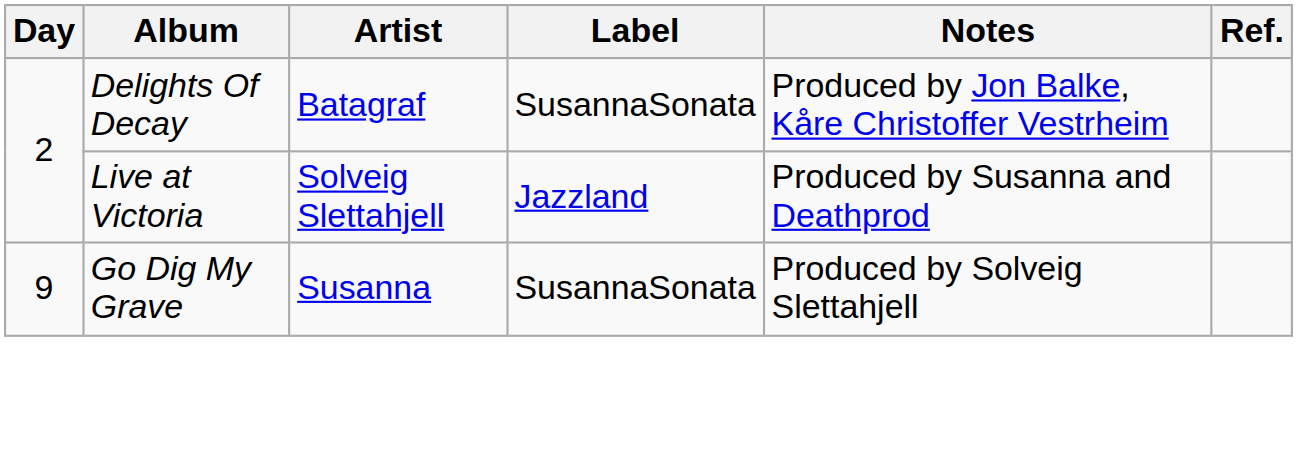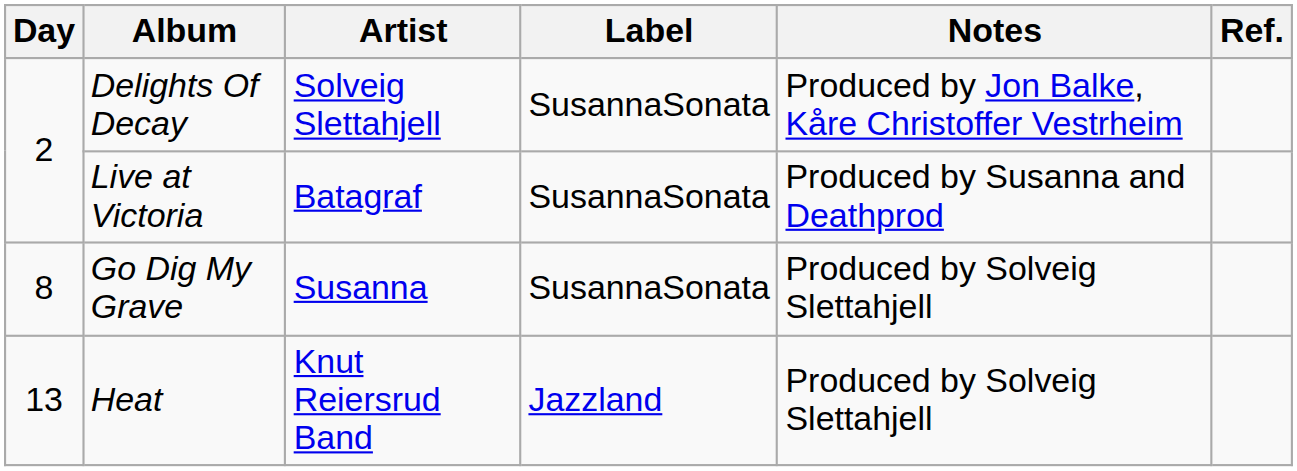(361, 104) Batagraf -> (367, 104) Solveig Slettahjell
(371, 196) Solveig Slettahjell -> (358, 196) Batagraf
(581, 196) Jazzland -> (649, 196) SusannaSonata
(44, 288) 9 -> (44, 288) 8
+ row: (127, 399)
